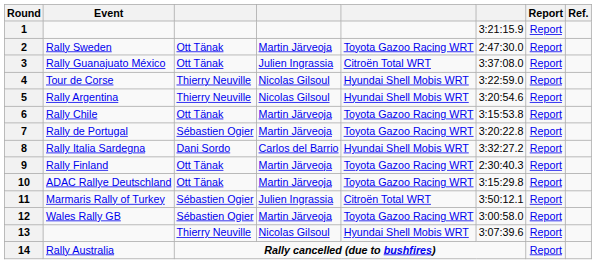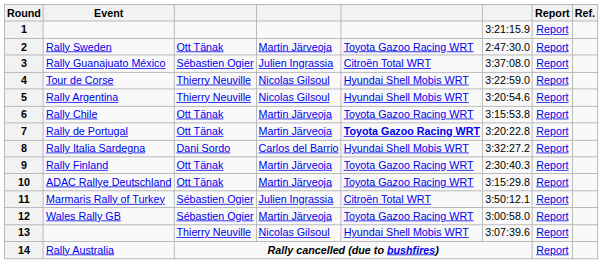(200, 63) Ott Tänak -> (215, 63) Sébastien Ogier
(215, 131) Sébastien Ogier -> (200, 131) Ott Tänak
(409, 131) normal -> (412, 131) bold
